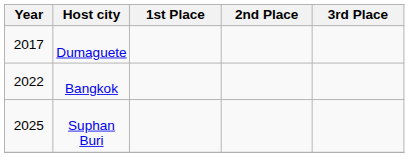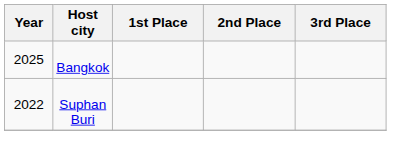- row: (91, 52)
(29, 81) 2022 -> (29, 59) 2025
(29, 125) 2025 -> (29, 104) 2022
